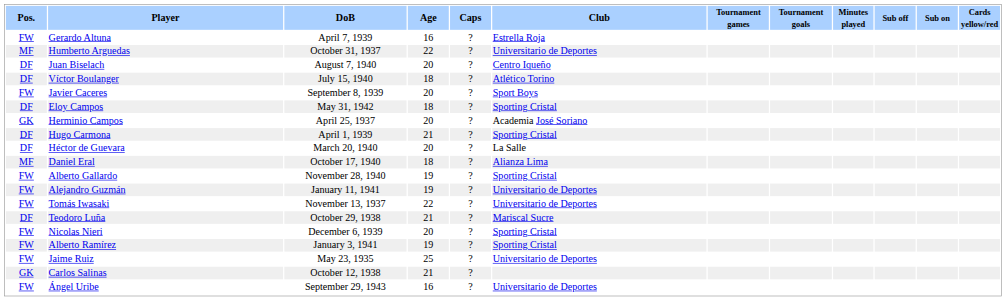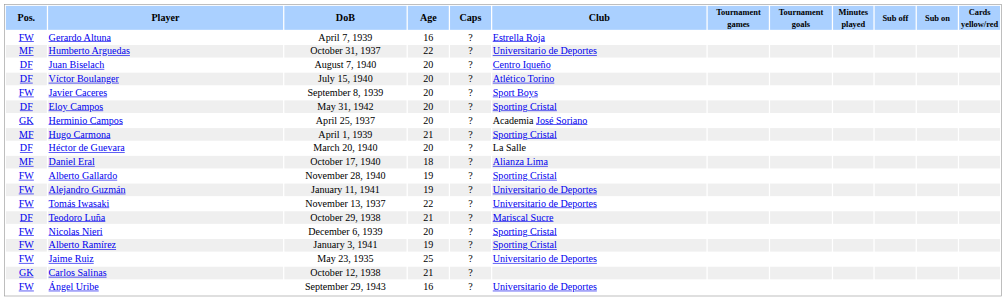(428, 79) 18 -> (428, 79) 20
(428, 106) 18 -> (428, 106) 20
(26, 134) DF -> (26, 134) MF
